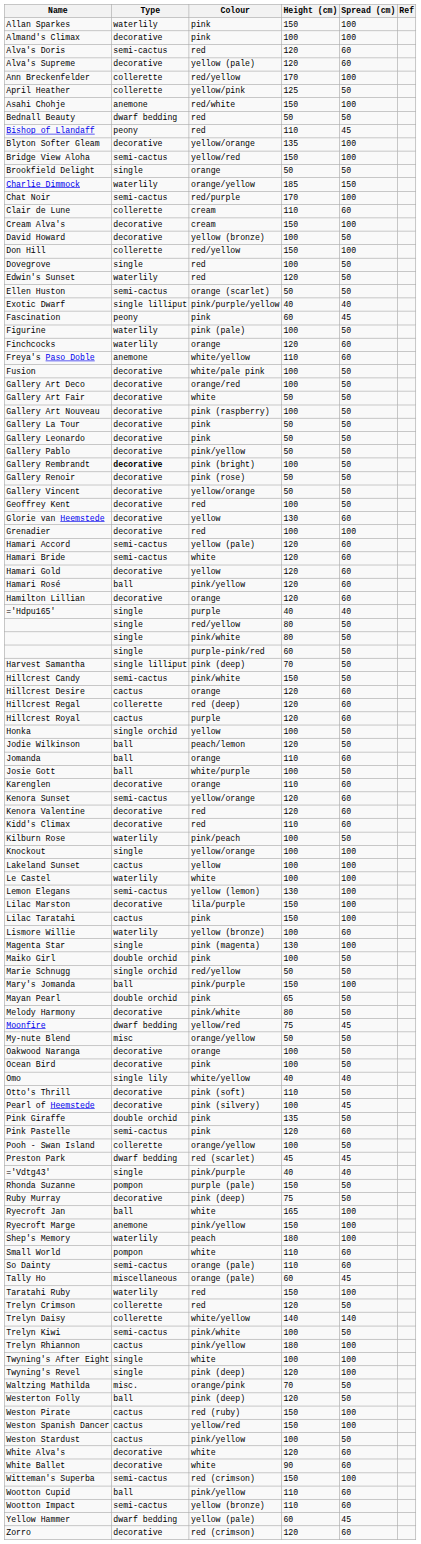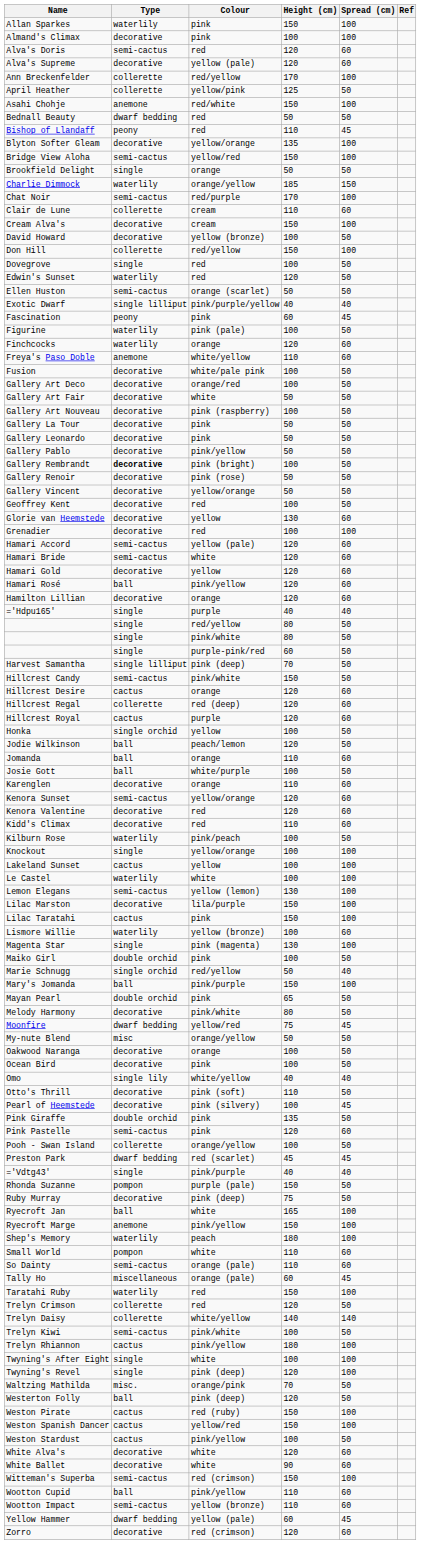(346, 972) 50 -> (346, 972) 40
